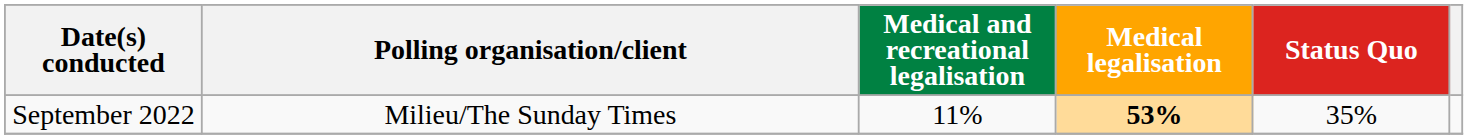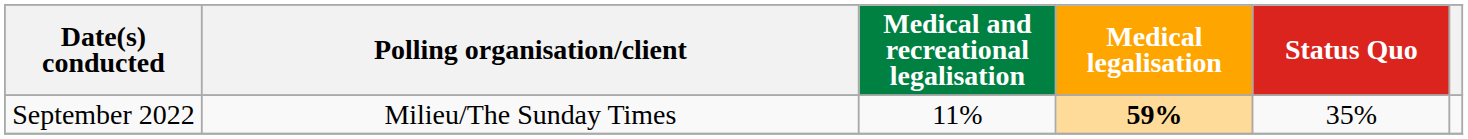(1154, 114) 53% -> (1154, 114) 59%
